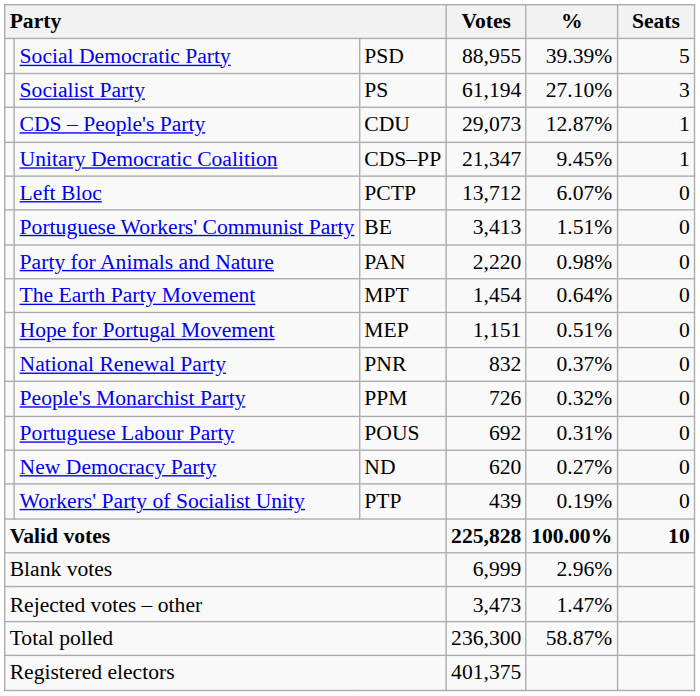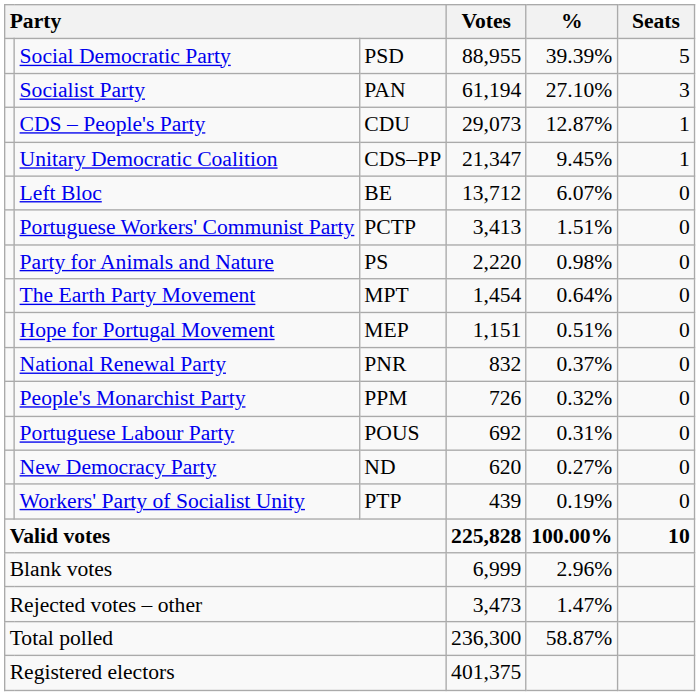(376, 90) PS -> (385, 90) PAN
(390, 192) PCTP -> (378, 192) BE
(378, 227) BE -> (390, 227) PCTP
(385, 261) PAN -> (376, 261) PS
